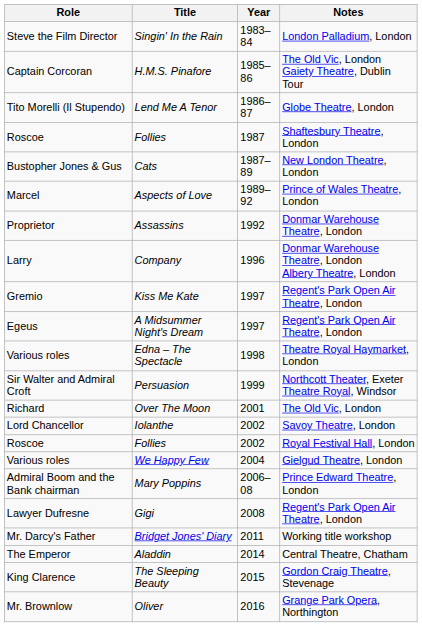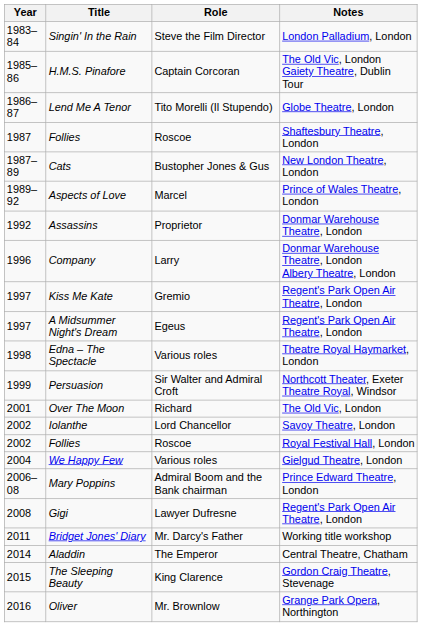columns swapped: (259, 13) <-> (68, 13)
